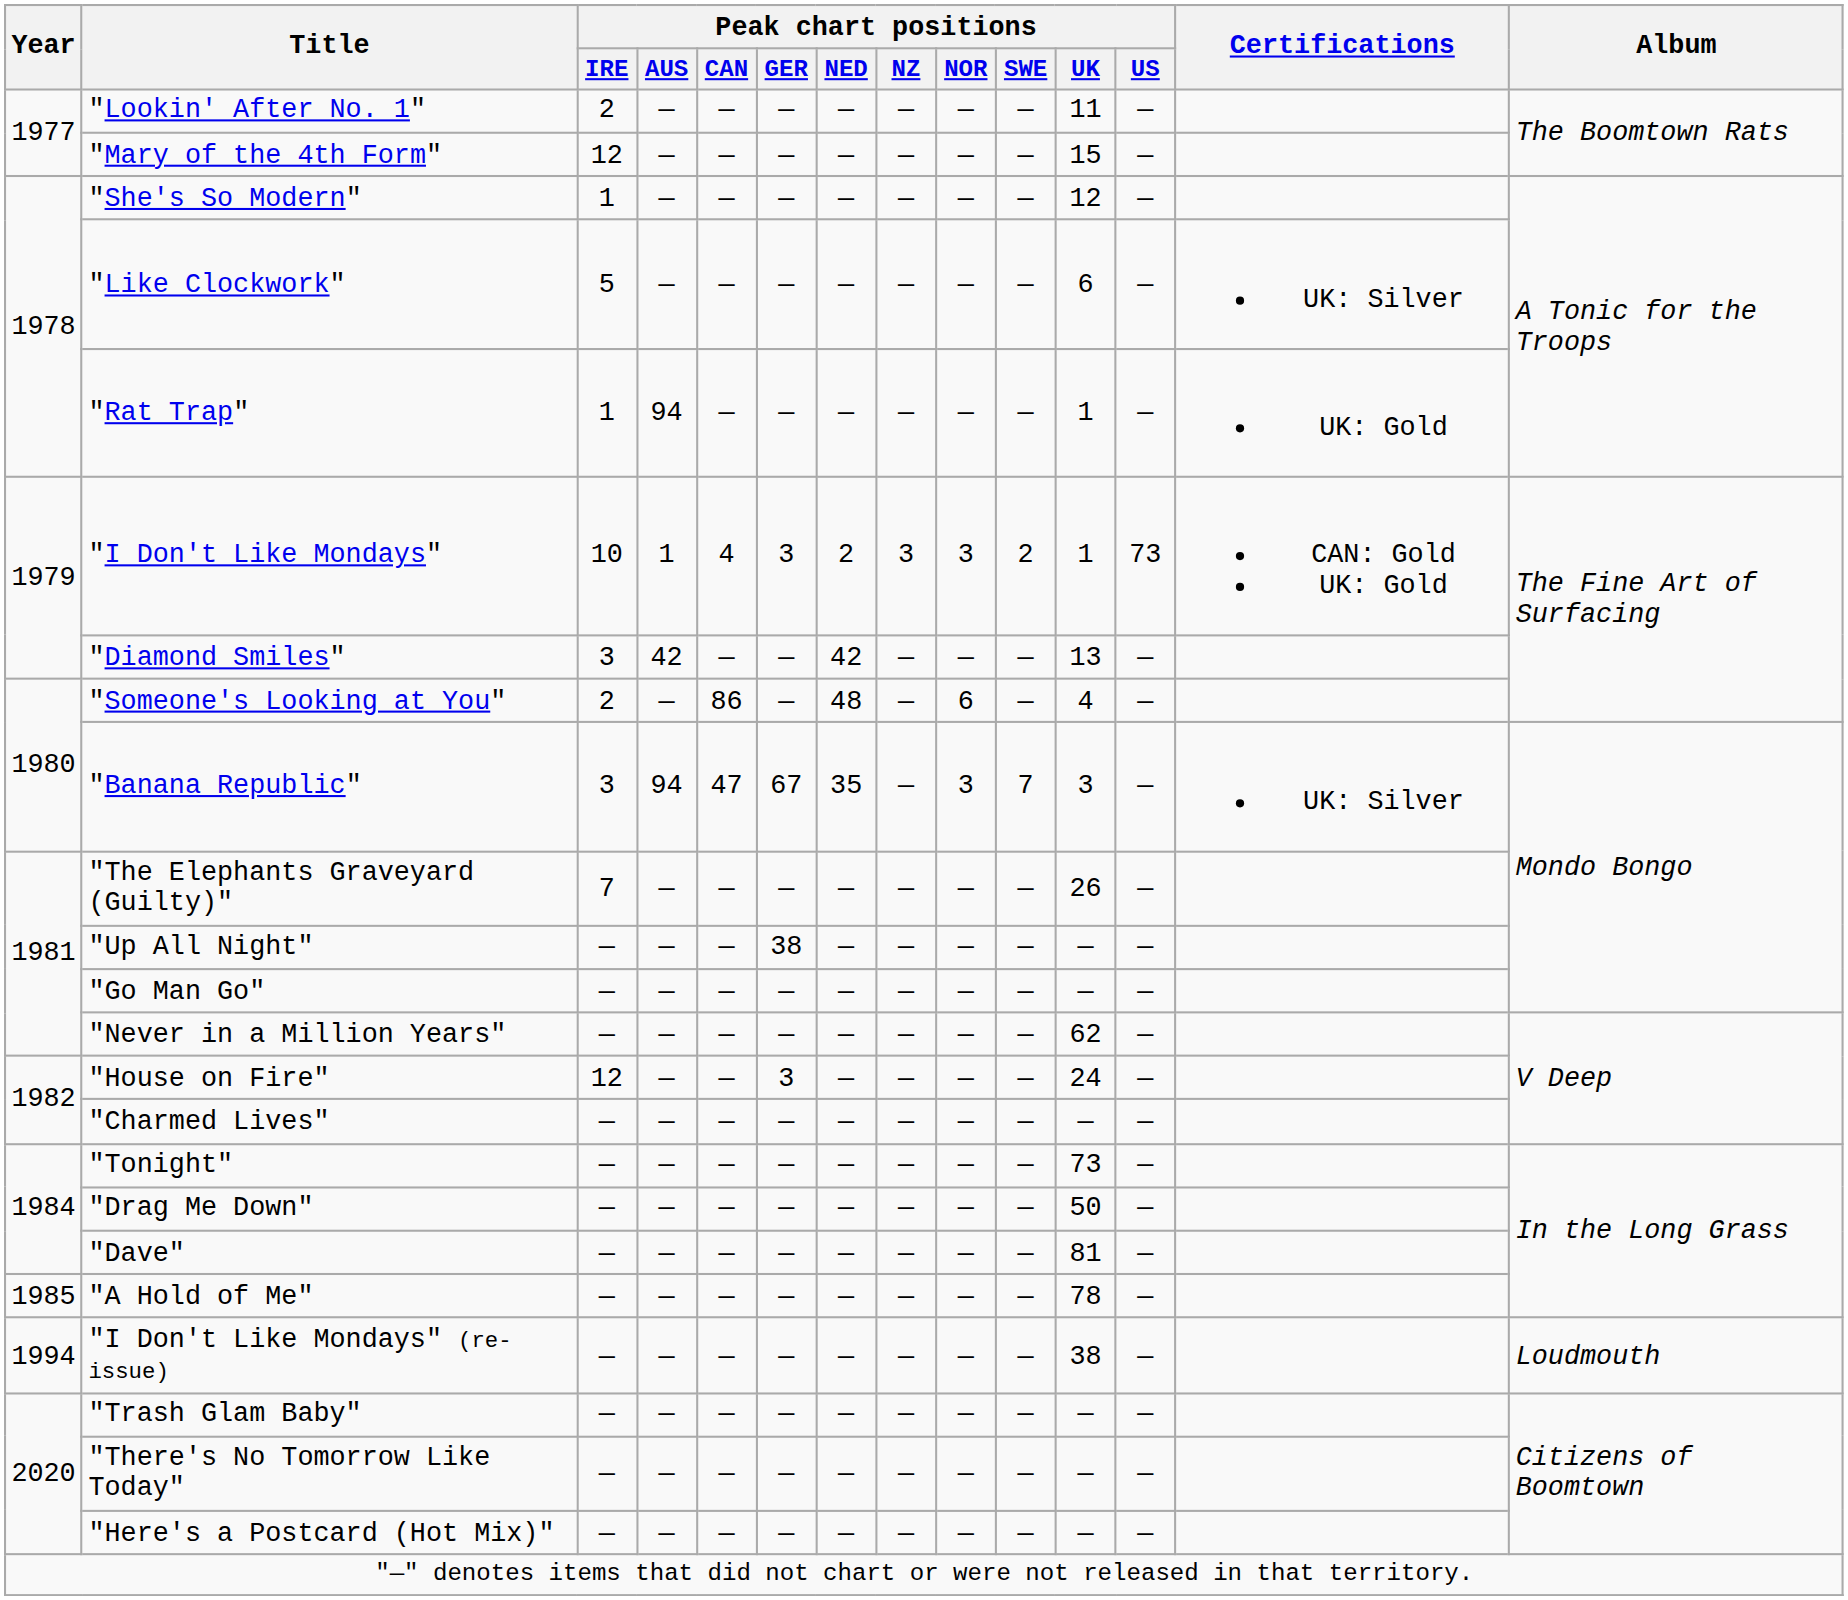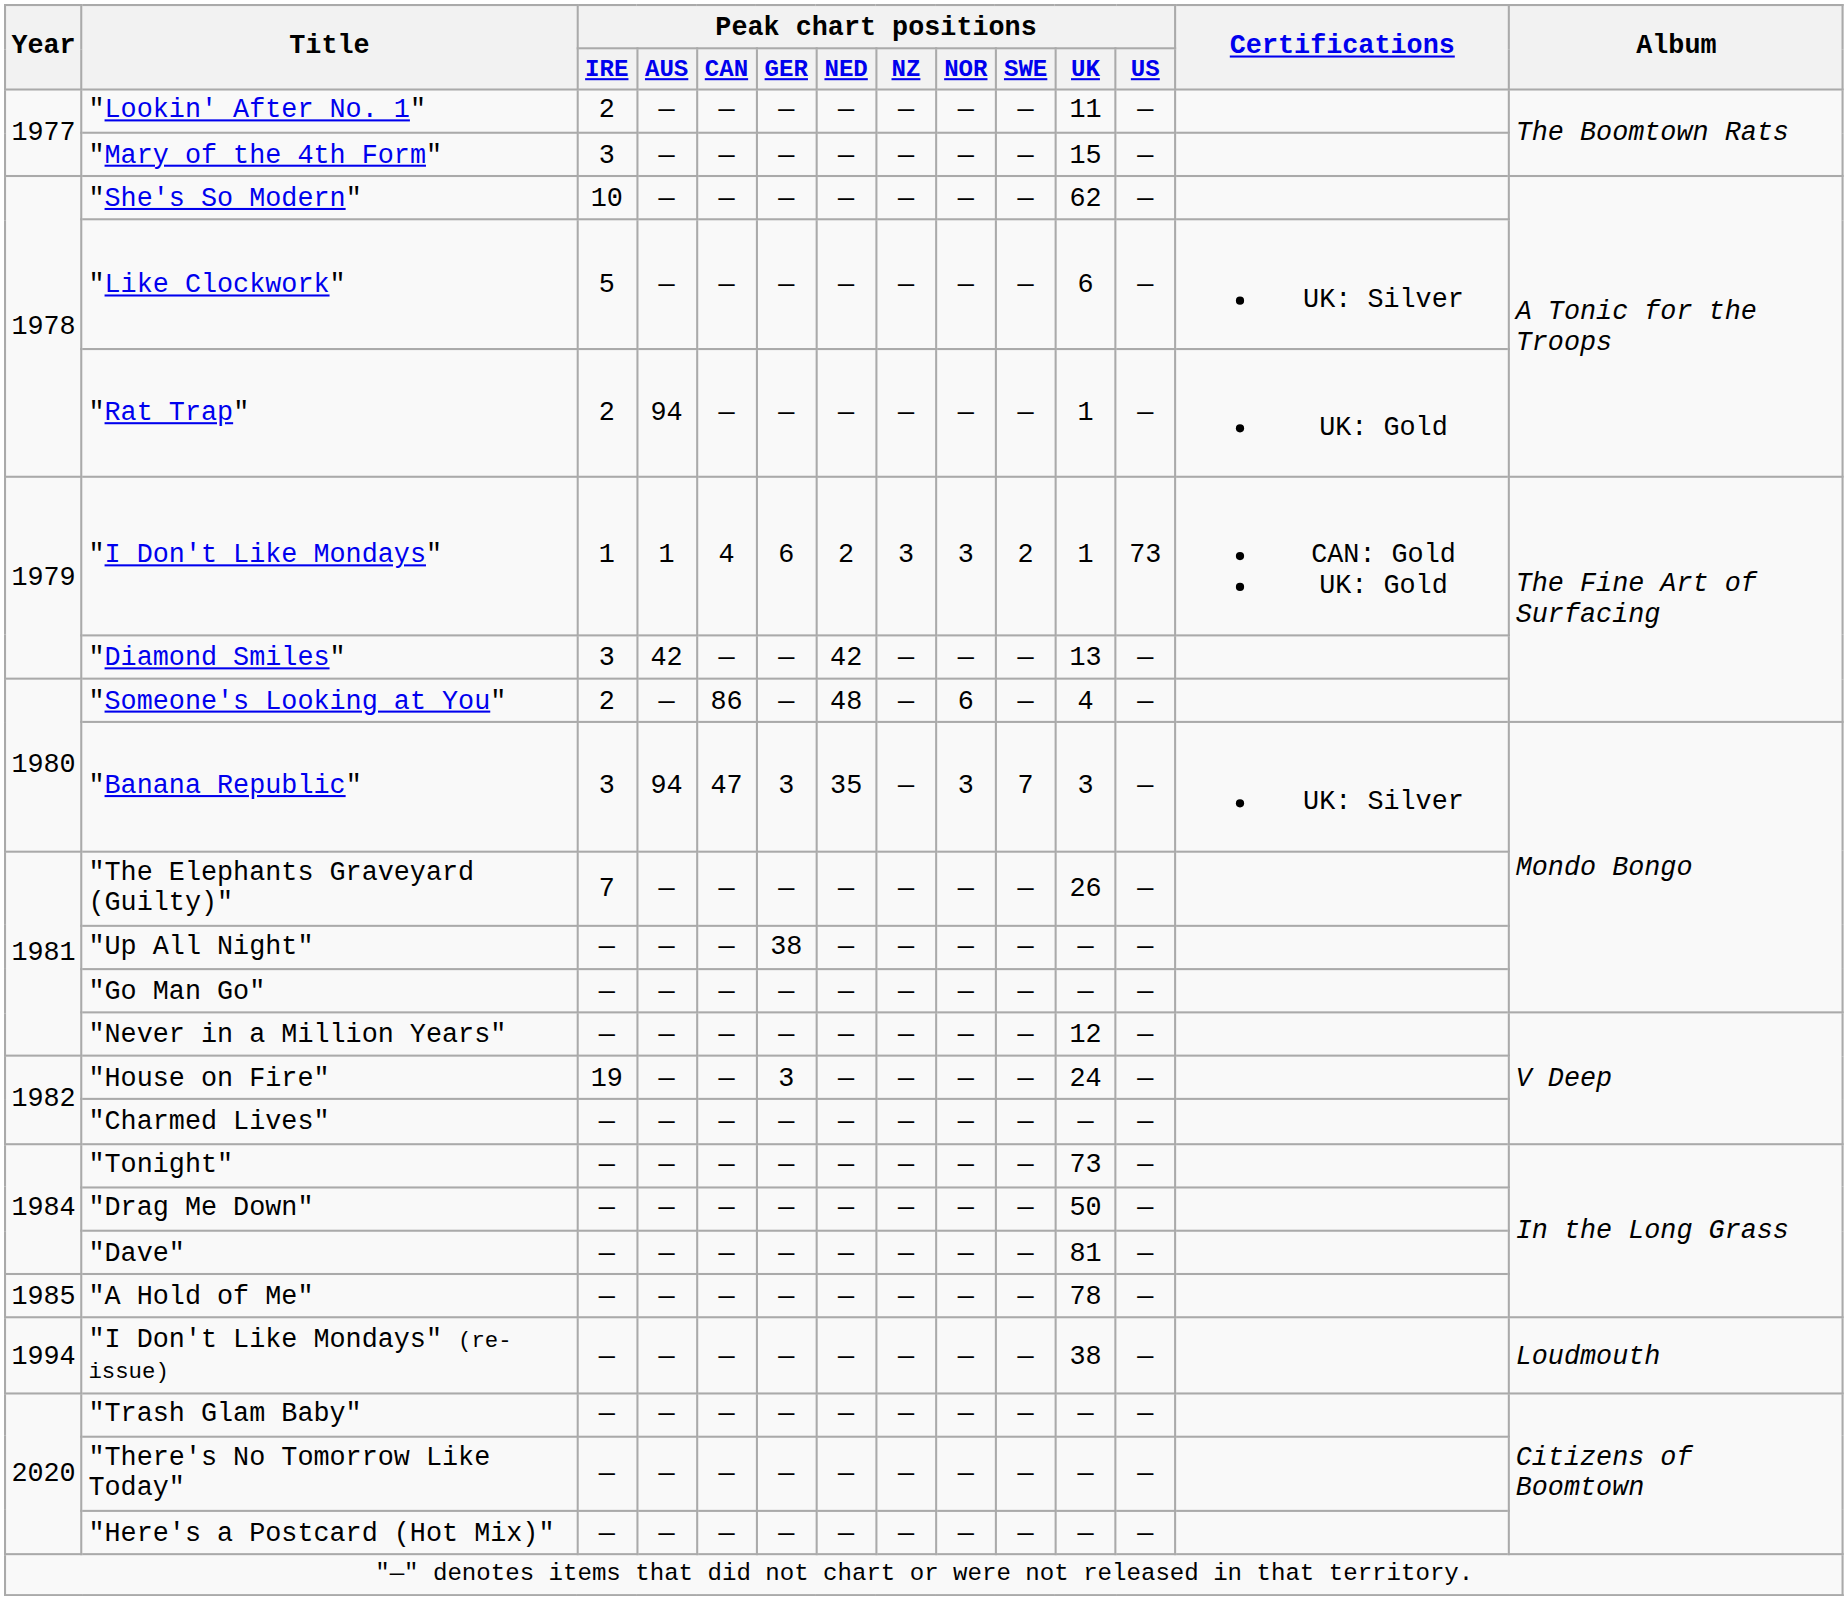(607, 155) 12 -> (607, 155) 3
(607, 198) 1 -> (607, 198) 10
(1085, 198) 12 -> (1085, 198) 62
(607, 412) 1 -> (607, 412) 2
(607, 556) 10 -> (607, 556) 1
(786, 556) 3 -> (786, 556) 6
(786, 787) 67 -> (786, 787) 3
(1085, 1034) 62 -> (1085, 1034) 12
(607, 1078) 12 -> (607, 1078) 19
